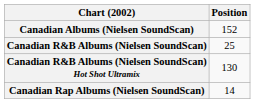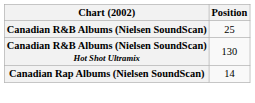- row: (107, 29)
